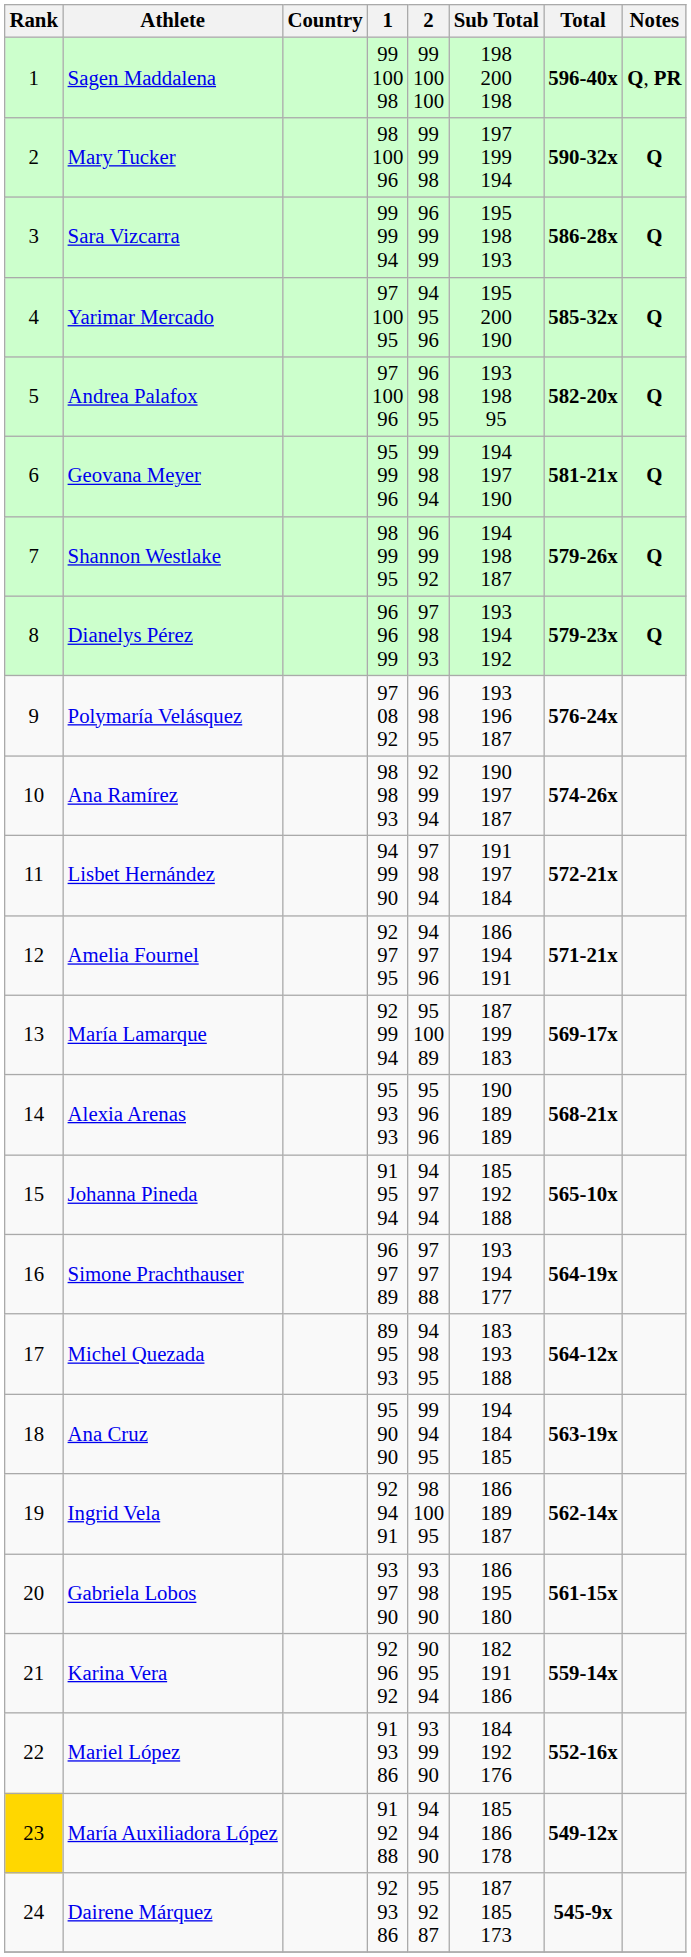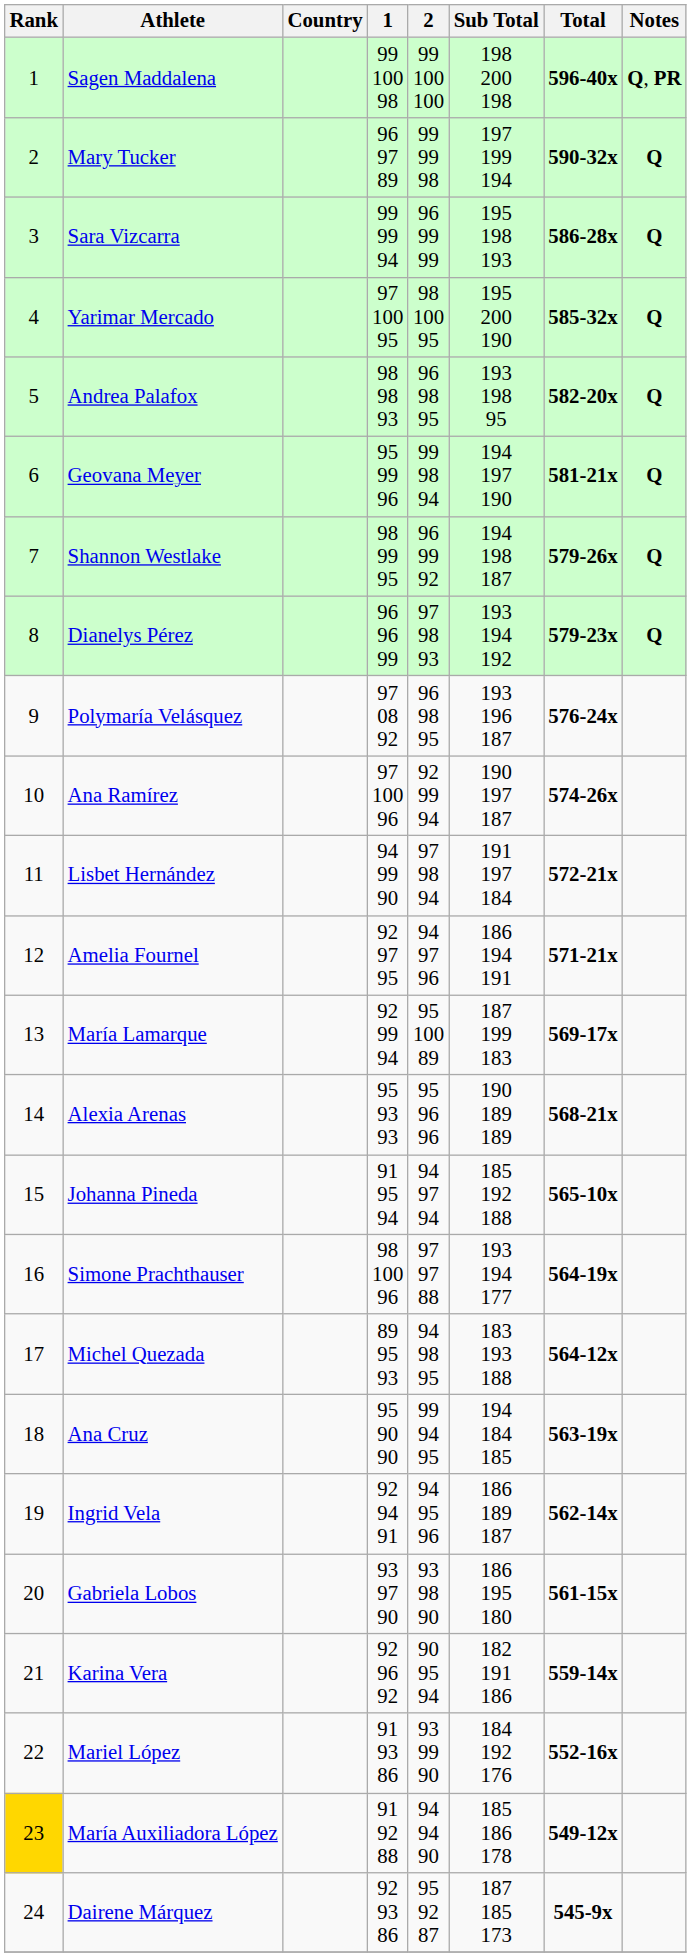(388, 157) 98 100 96 -> (388, 157) 96 97 89
(429, 316) 94 95 96 -> (429, 316) 98 100 95
(388, 396) 97 100 96 -> (388, 396) 98 98 93
(388, 795) 98 98 93 -> (388, 795) 97 100 96
(388, 1274) 96 97 89 -> (388, 1274) 98 100 96
(429, 1513) 98 100 95 -> (429, 1513) 94 95 96
